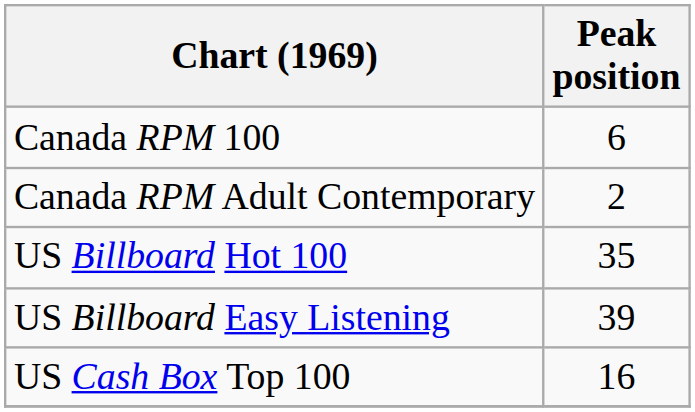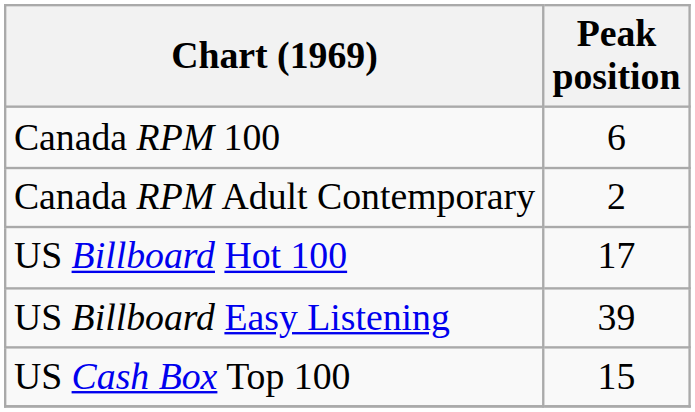(616, 256) 35 -> (616, 256) 17
(616, 376) 16 -> (616, 376) 15
